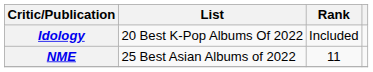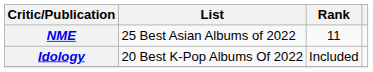rows swapped: (61, 56) <-> (61, 35)
